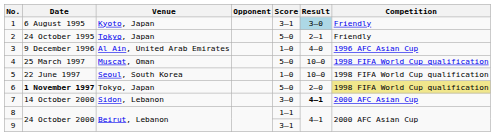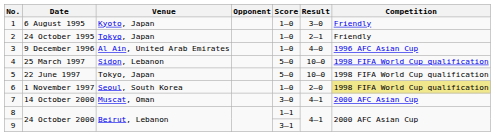(286, 23) 3–1 -> (286, 23) 1–0
(316, 23) lightblue background -> (316, 23) no background
(286, 36) 5–0 -> (286, 36) 1–0
(126, 62) Muscat, Oman -> (131, 62) Sidon, Lebanon
(140, 74) Seoul, South Korea -> (126, 74) Tokyo, Japan
(286, 74) 1–0 -> (286, 74) 5–0
(59, 87) bold -> (59, 87) normal
(126, 87) Tokyo, Japan -> (140, 87) Seoul, South Korea
(286, 87) 5–0 -> (286, 87) 1–0
(131, 100) Sidon, Lebanon -> (126, 100) Muscat, Oman
(316, 100) bold -> (316, 100) normal
